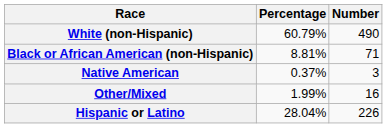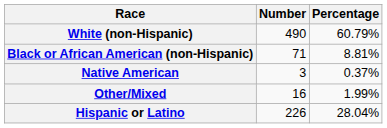columns swapped: (356, 14) <-> (293, 14)
